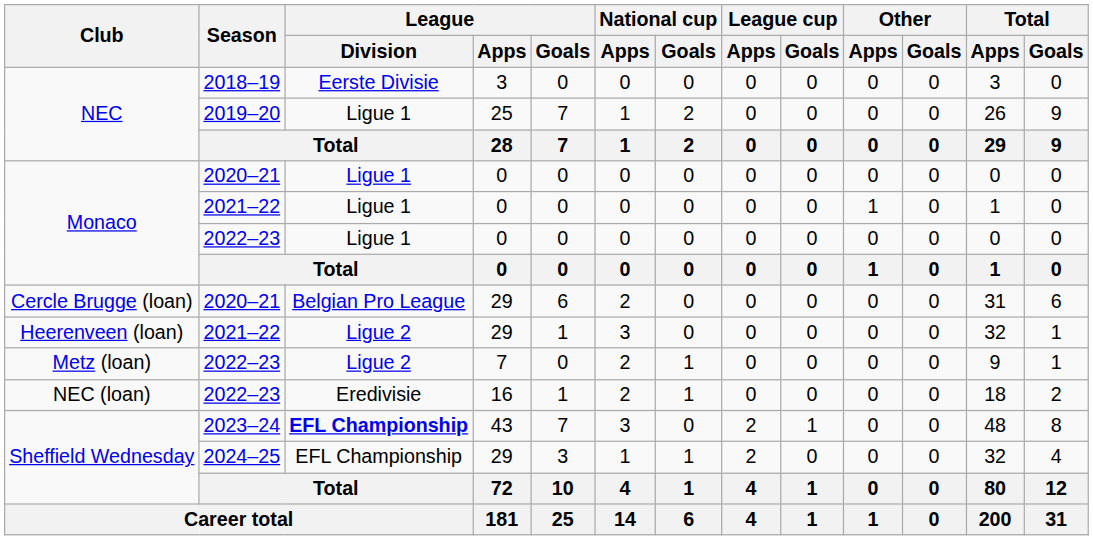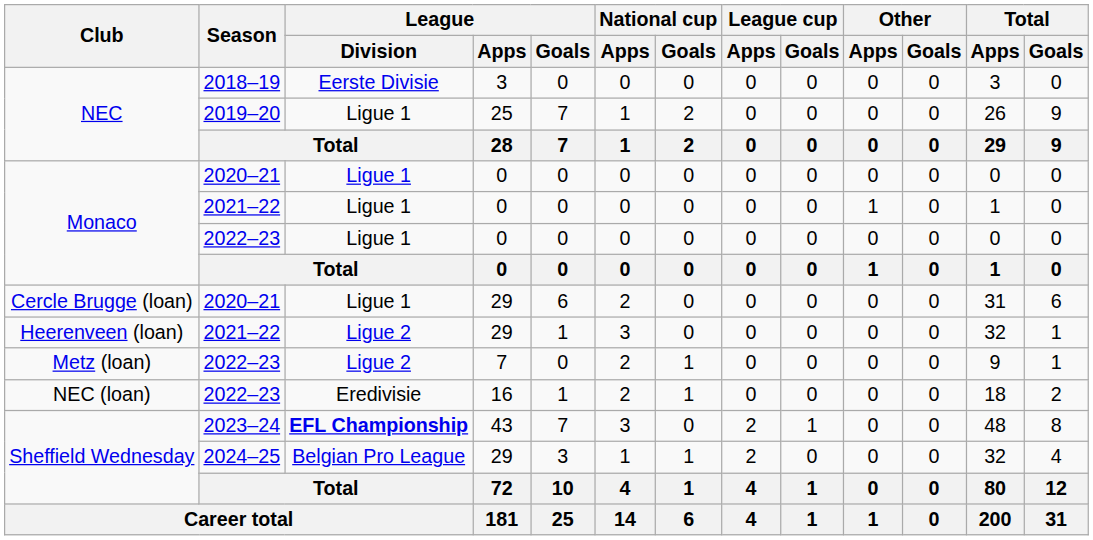(379, 301) Belgian Pro League -> (379, 301) Ligue 1
(379, 457) EFL Championship -> (379, 457) Belgian Pro League
